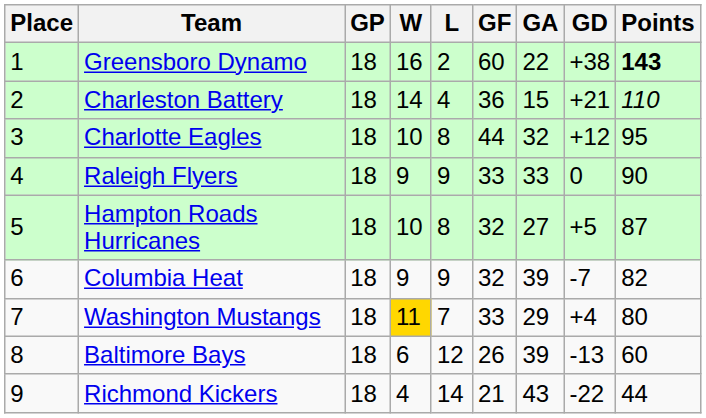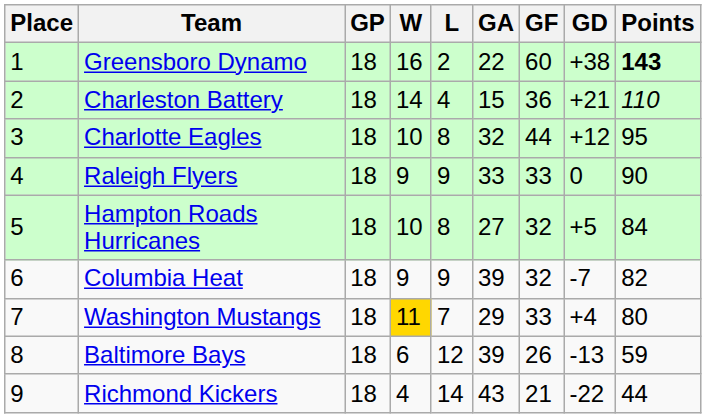columns swapped: (495, 23) <-> (540, 23)
(635, 227) 87 -> (635, 227) 84
(635, 355) 60 -> (635, 355) 59
